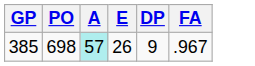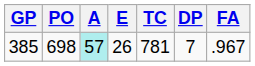+ column: (155, 18)
(153, 46) 9 -> (190, 46) 7
